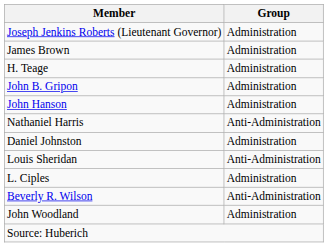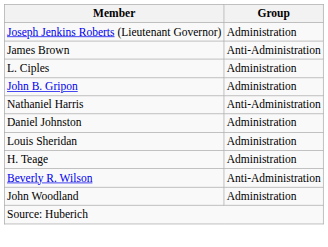(262, 50) Administration -> (274, 50) Anti-Administration
rows swapped: (28, 178) <-> (28, 68)
- row: (37, 104)
(274, 159) Anti-Administration -> (262, 141) Administration
